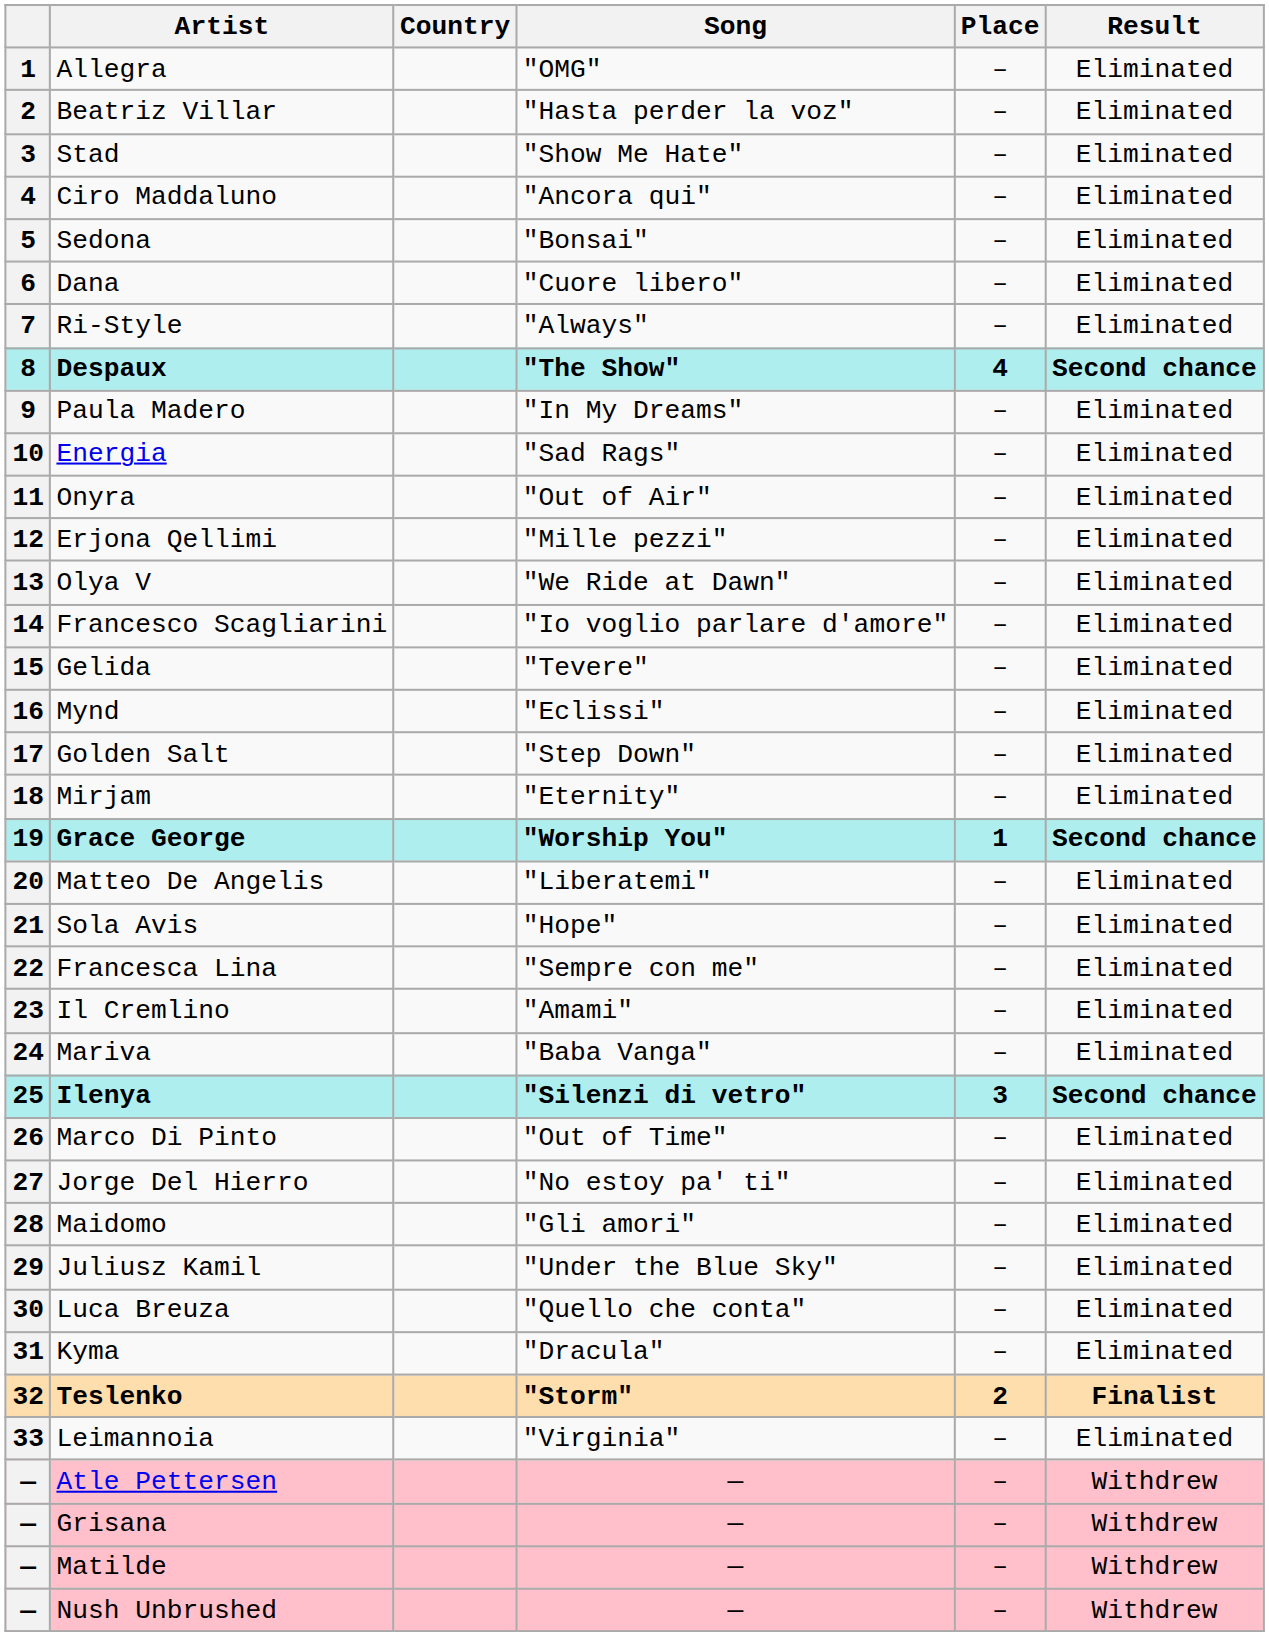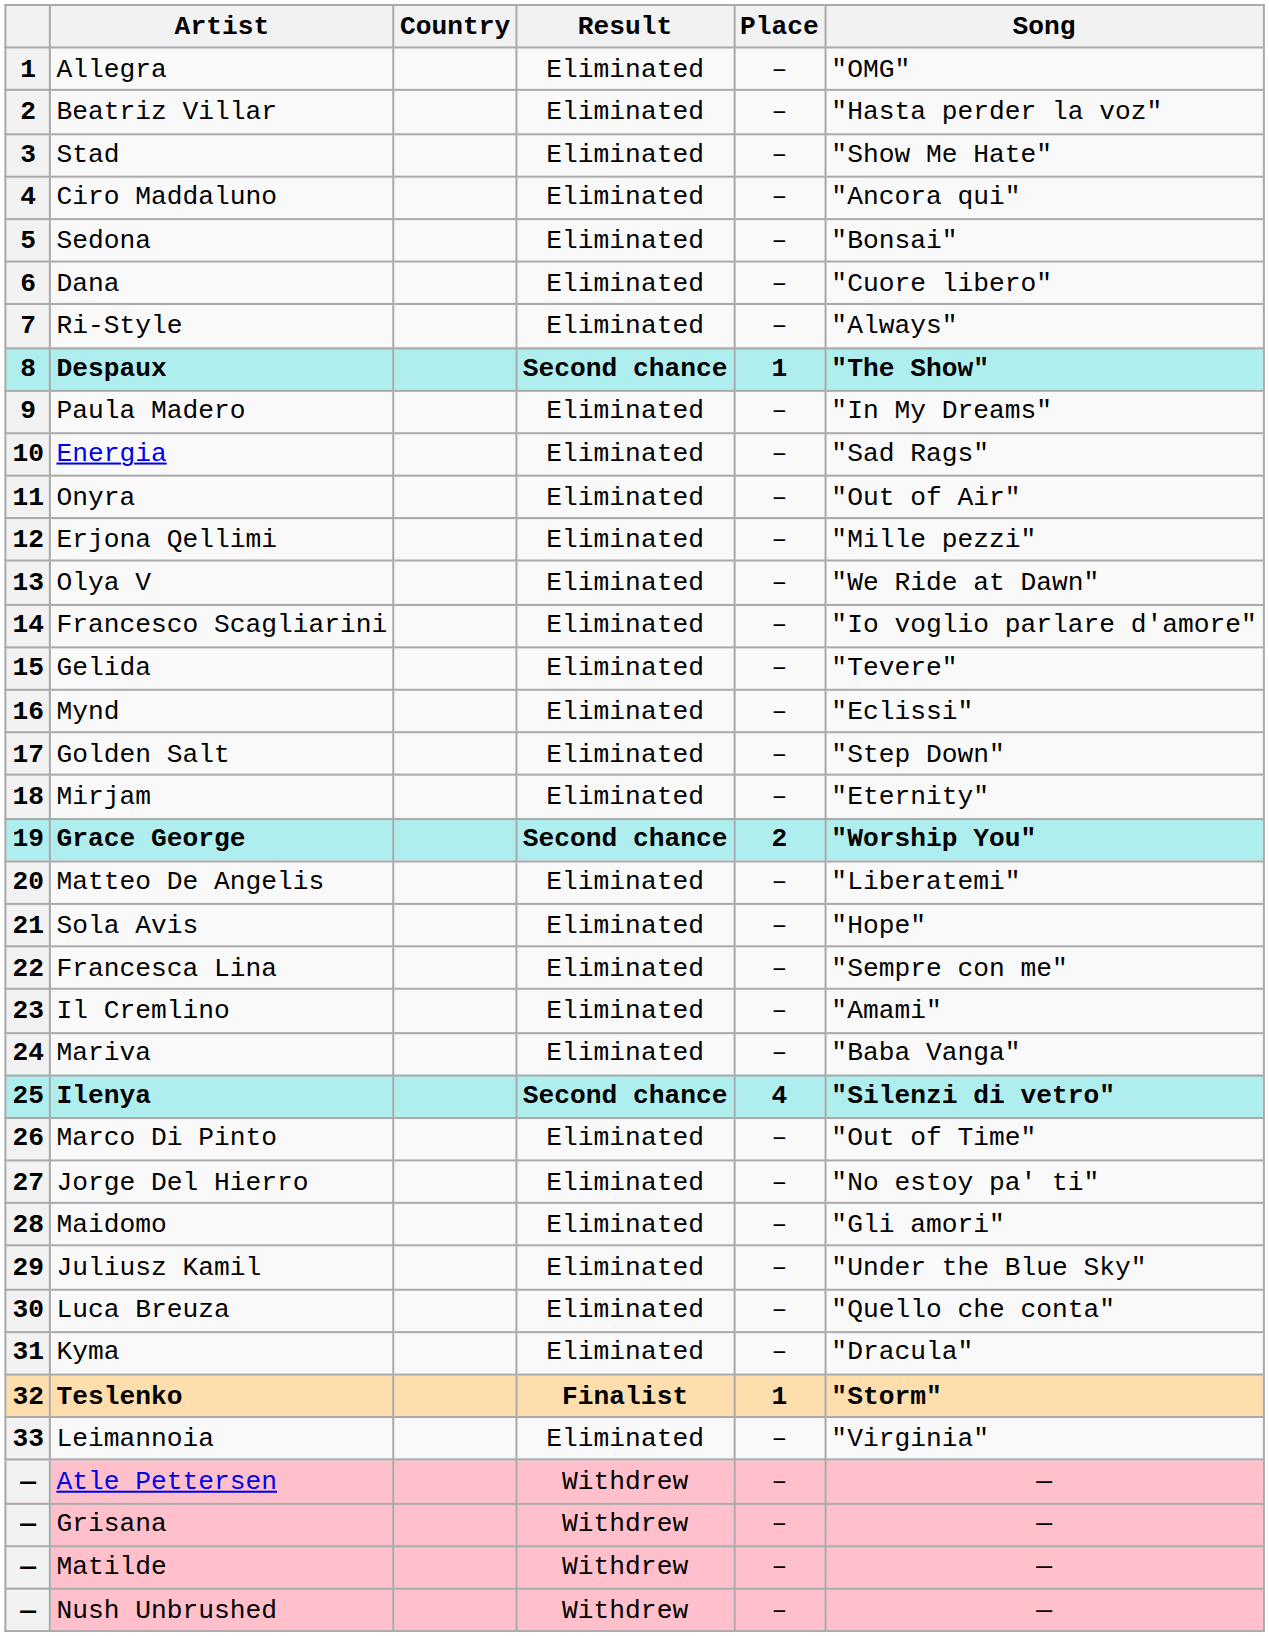columns swapped: (735, 26) <-> (1154, 26)
(1000, 369) 4 -> (779, 369) 1
(1000, 840) 1 -> (779, 840) 2
(1000, 1096) 3 -> (779, 1096) 4
(1000, 1396) 2 -> (779, 1396) 1
